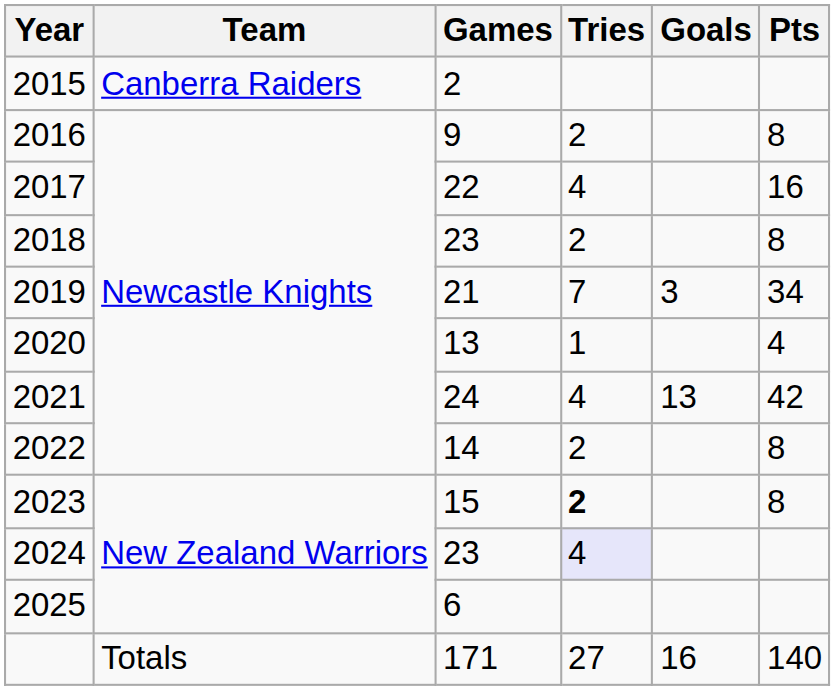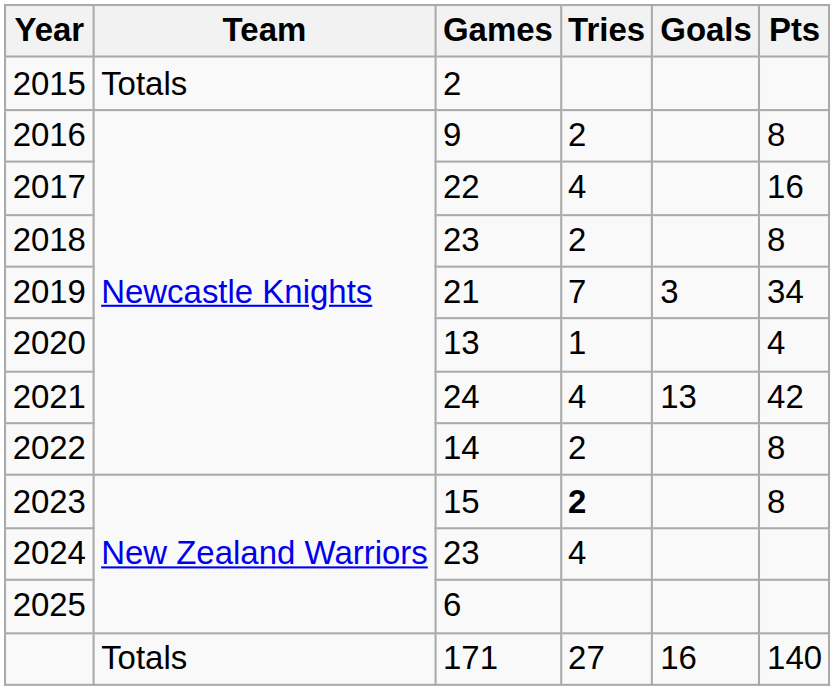(231, 82) Canberra Raiders -> (144, 82) Totals
(577, 553) lavender background -> (577, 553) no background
